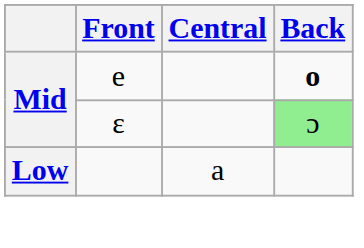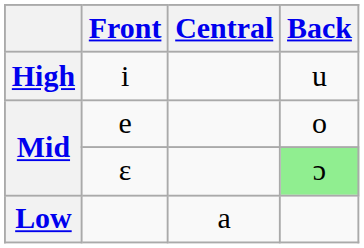+ row: (125, 75)
(313, 75) bold -> (319, 123) normal
